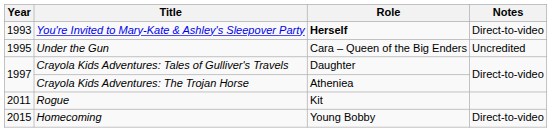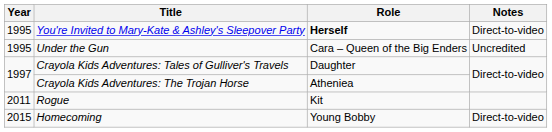(19, 30) 1993 -> (19, 30) 1995
